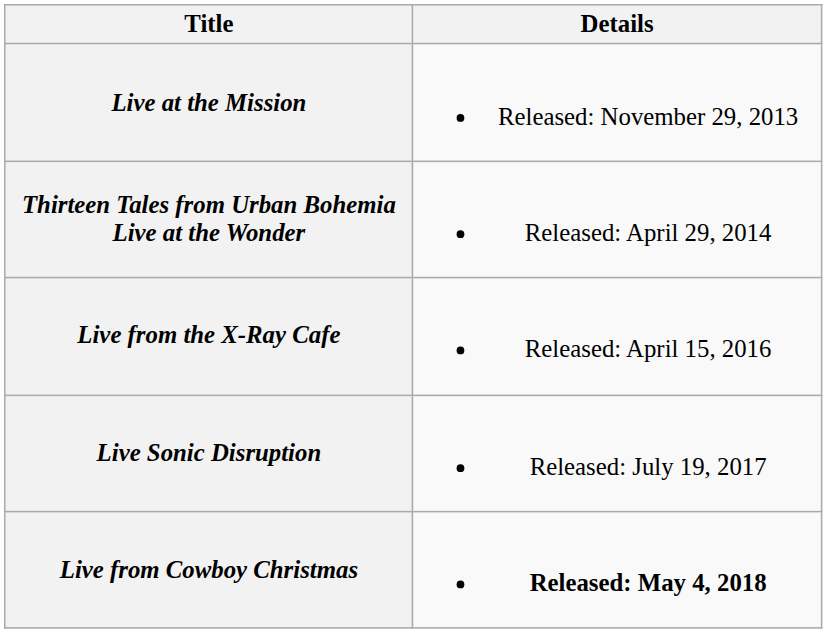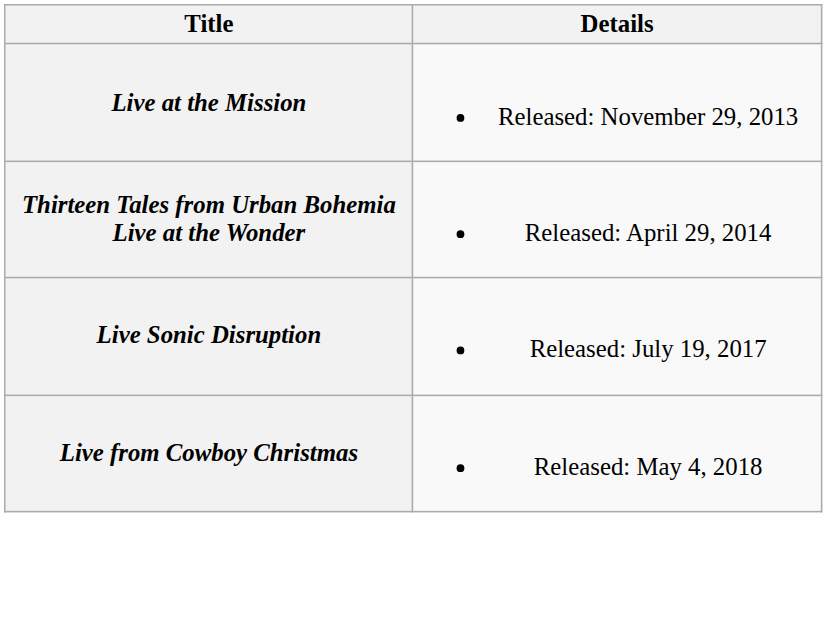- row: (209, 335)
(617, 584) bold -> (617, 467) normal
